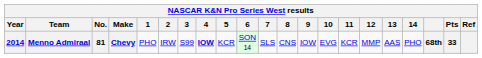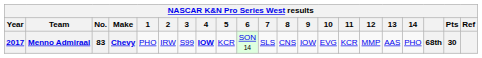(15, 42) 2014 -> (15, 42) 2017
(101, 42) 81 -> (101, 42) 83
(452, 42) 33 -> (452, 42) 30
